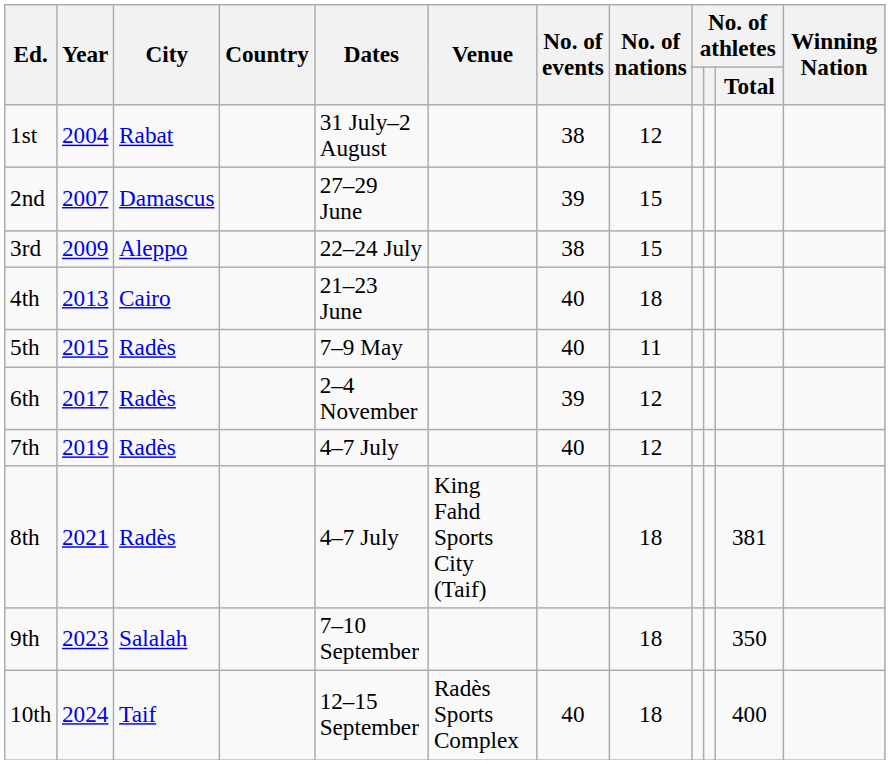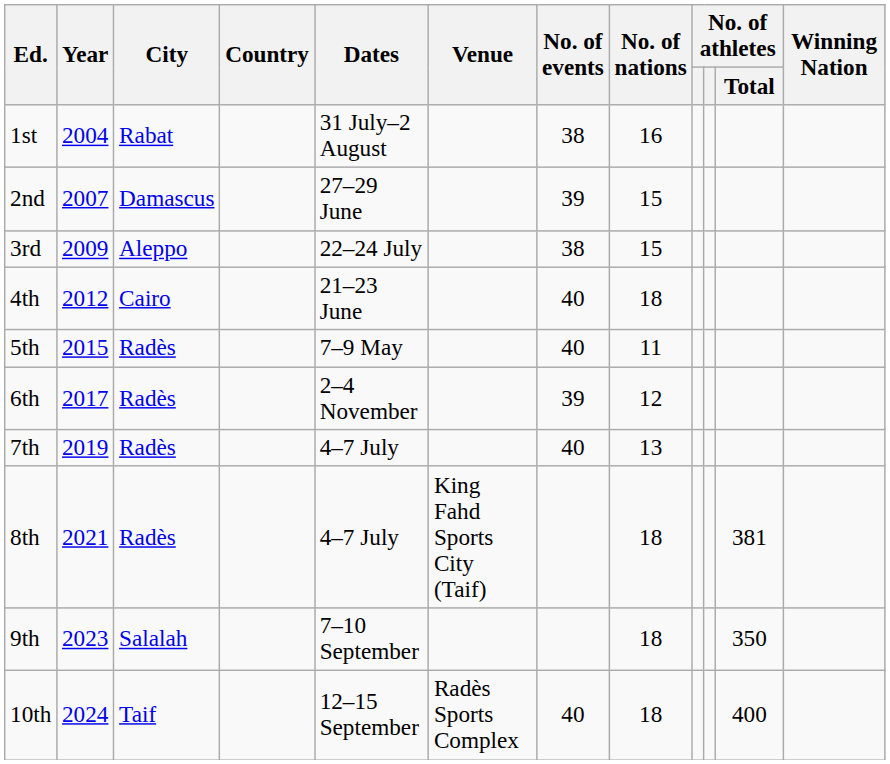(651, 135) 12 -> (651, 135) 16
(85, 298) 2013 -> (85, 298) 2012
(651, 447) 12 -> (651, 447) 13
